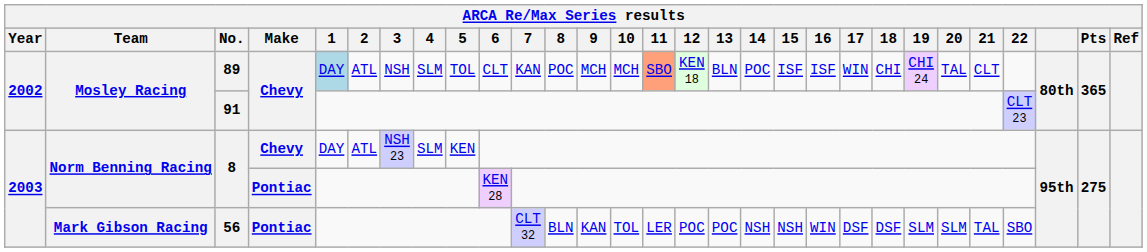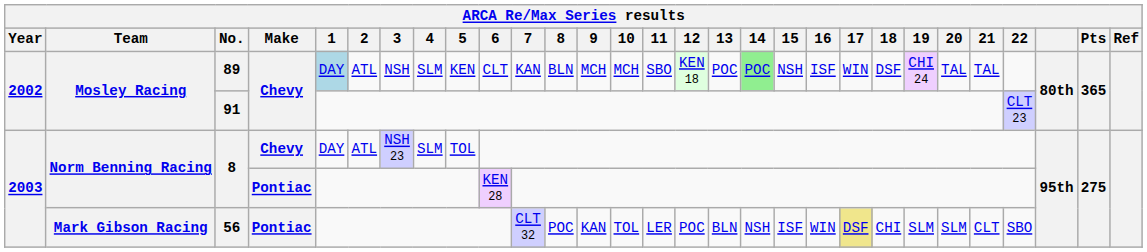(463, 70) TOL -> (463, 70) KEN
(561, 70) POC -> (561, 70) BLN
(659, 70) lightsalmon background -> (659, 70) no background
(725, 70) BLN -> (725, 70) POC
(757, 70) no background -> (757, 70) lightgreen background
(790, 70) ISF -> (790, 70) NSH
(888, 70) CHI -> (888, 70) DSF
(987, 70) CLT -> (987, 70) TAL
(463, 149) KEN -> (463, 149) TOL
(561, 227) BLN -> (561, 227) POC
(725, 227) POC -> (725, 227) BLN
(790, 227) NSH -> (790, 227) ISF
(856, 227) no background -> (856, 227) khaki background
(888, 227) DSF -> (888, 227) CHI
(987, 227) TAL -> (987, 227) CLT
